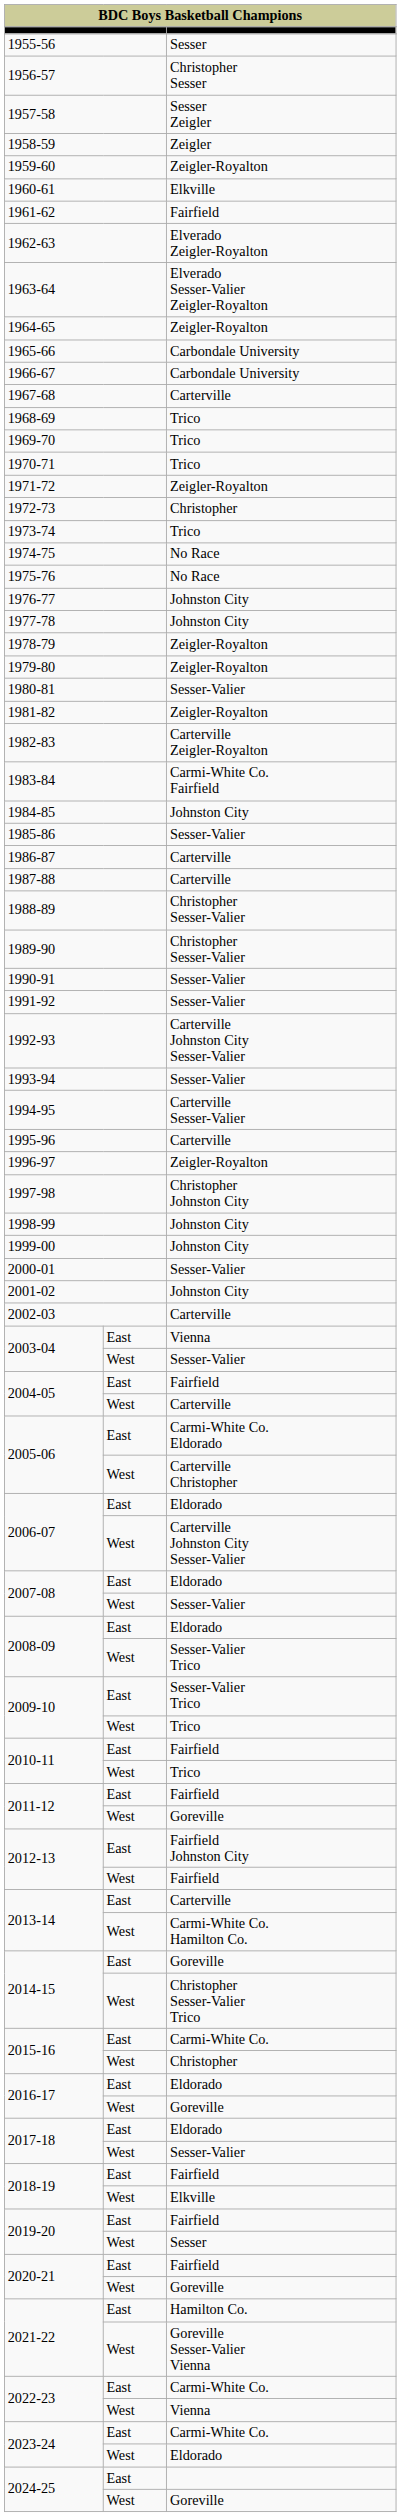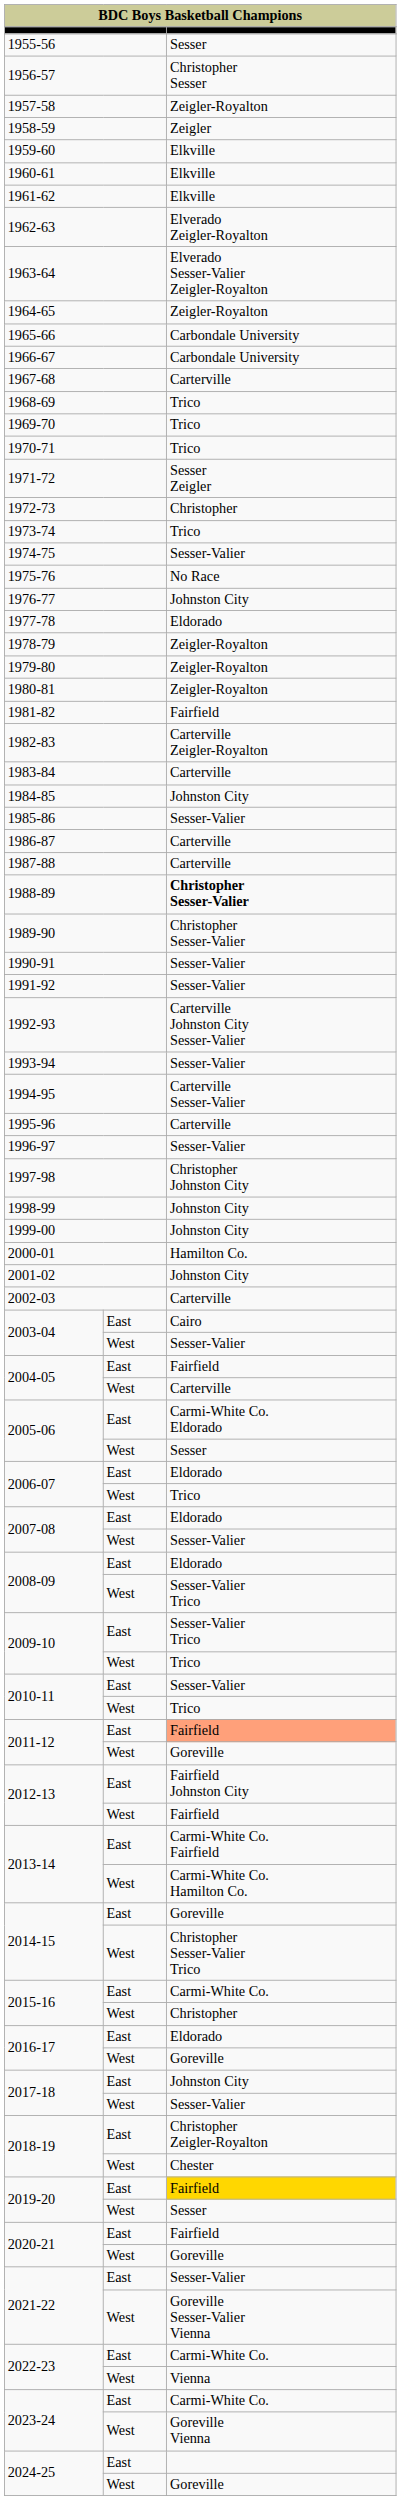(191, 114) Sesser Zeigler -> (219, 106) Zeigler-Royalton
(219, 167) Zeigler-Royalton -> (193, 151) Elkville
(195, 212) Fairfield -> (193, 196) Elkville
(219, 486) Zeigler-Royalton -> (191, 478) Sesser Zeigler
(195, 554) No Race -> (207, 554) Sesser-Valier
(209, 621) Johnston City -> (196, 621) Eldorado
(207, 689) Sesser-Valier -> (219, 689) Zeigler-Royalton
(219, 712) Zeigler-Royalton -> (195, 712) Fairfield
(219, 781) Carmi-White Co. Fairfield -> (200, 773) Carterville
(207, 910) normal -> (209, 894) bold
(219, 1163) Zeigler-Royalton -> (207, 1147) Sesser-Valier
(207, 1269) Sesser-Valier -> (209, 1253) Hamilton Co.
(190, 1337) Vienna -> (186, 1321) Cairo
(204, 1474) Carterville Christopher -> (188, 1450) Sesser
(209, 1543) Carterville Johnston City Sesser-Valier -> (185, 1495) Trico
(195, 1749) Fairfield -> (207, 1685) Sesser-Valier
(195, 1794) no background -> (195, 1730) lightsalmon background
(200, 1901) Carterville -> (219, 1844) Carmi-White Co. Fairfield
(196, 2129) Eldorado -> (209, 2081) Johnston City
(195, 2174) Fairfield -> (219, 2134) Christopher Zeigler-Royalton
(193, 2197) Elkville -> (192, 2165) Chester
(195, 2220) no background -> (195, 2188) gold background
(209, 2310) Hamilton Co. -> (207, 2278) Sesser-Valier
(196, 2455) Eldorado -> (197, 2431) Goreville Vienna
